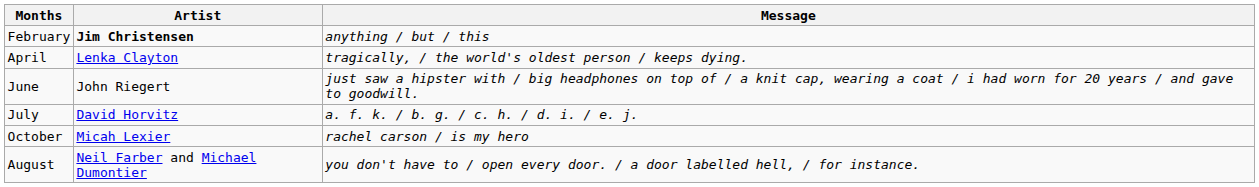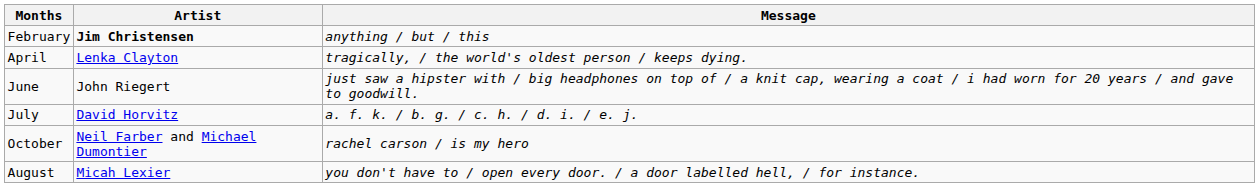(123, 136) Micah Lexier -> (166, 144) Neil Farber and Michael Dumontier
(166, 165) Neil Farber and Michael Dumontier -> (123, 172) Micah Lexier
